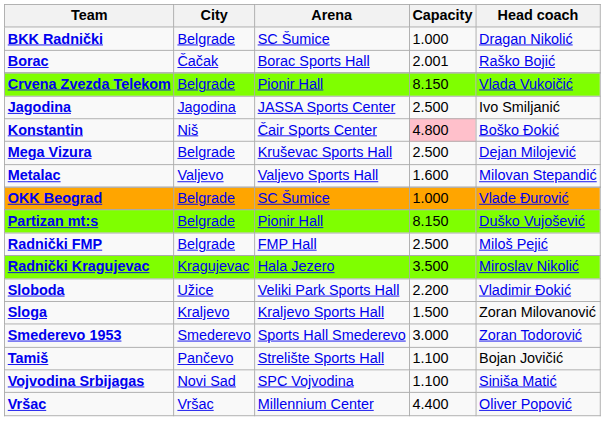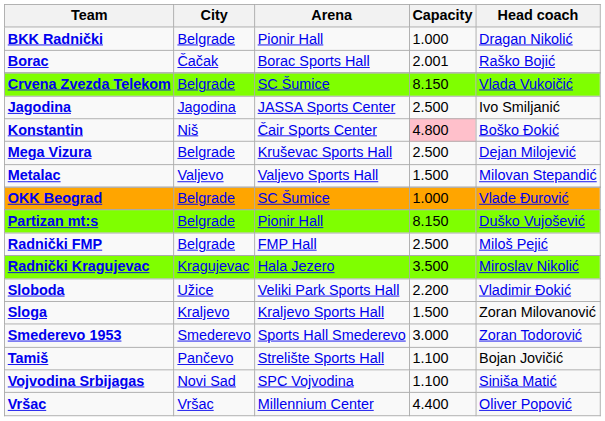(294, 38) SC Šumice -> (291, 38) Pionir Hall
(291, 84) Pionir Hall -> (294, 84) SC Šumice
(430, 175) 1.600 -> (430, 175) 1.500
